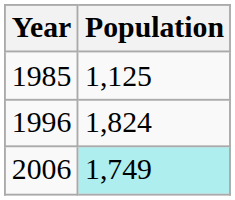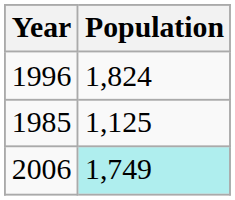rows swapped: (42, 75) <-> (42, 122)
